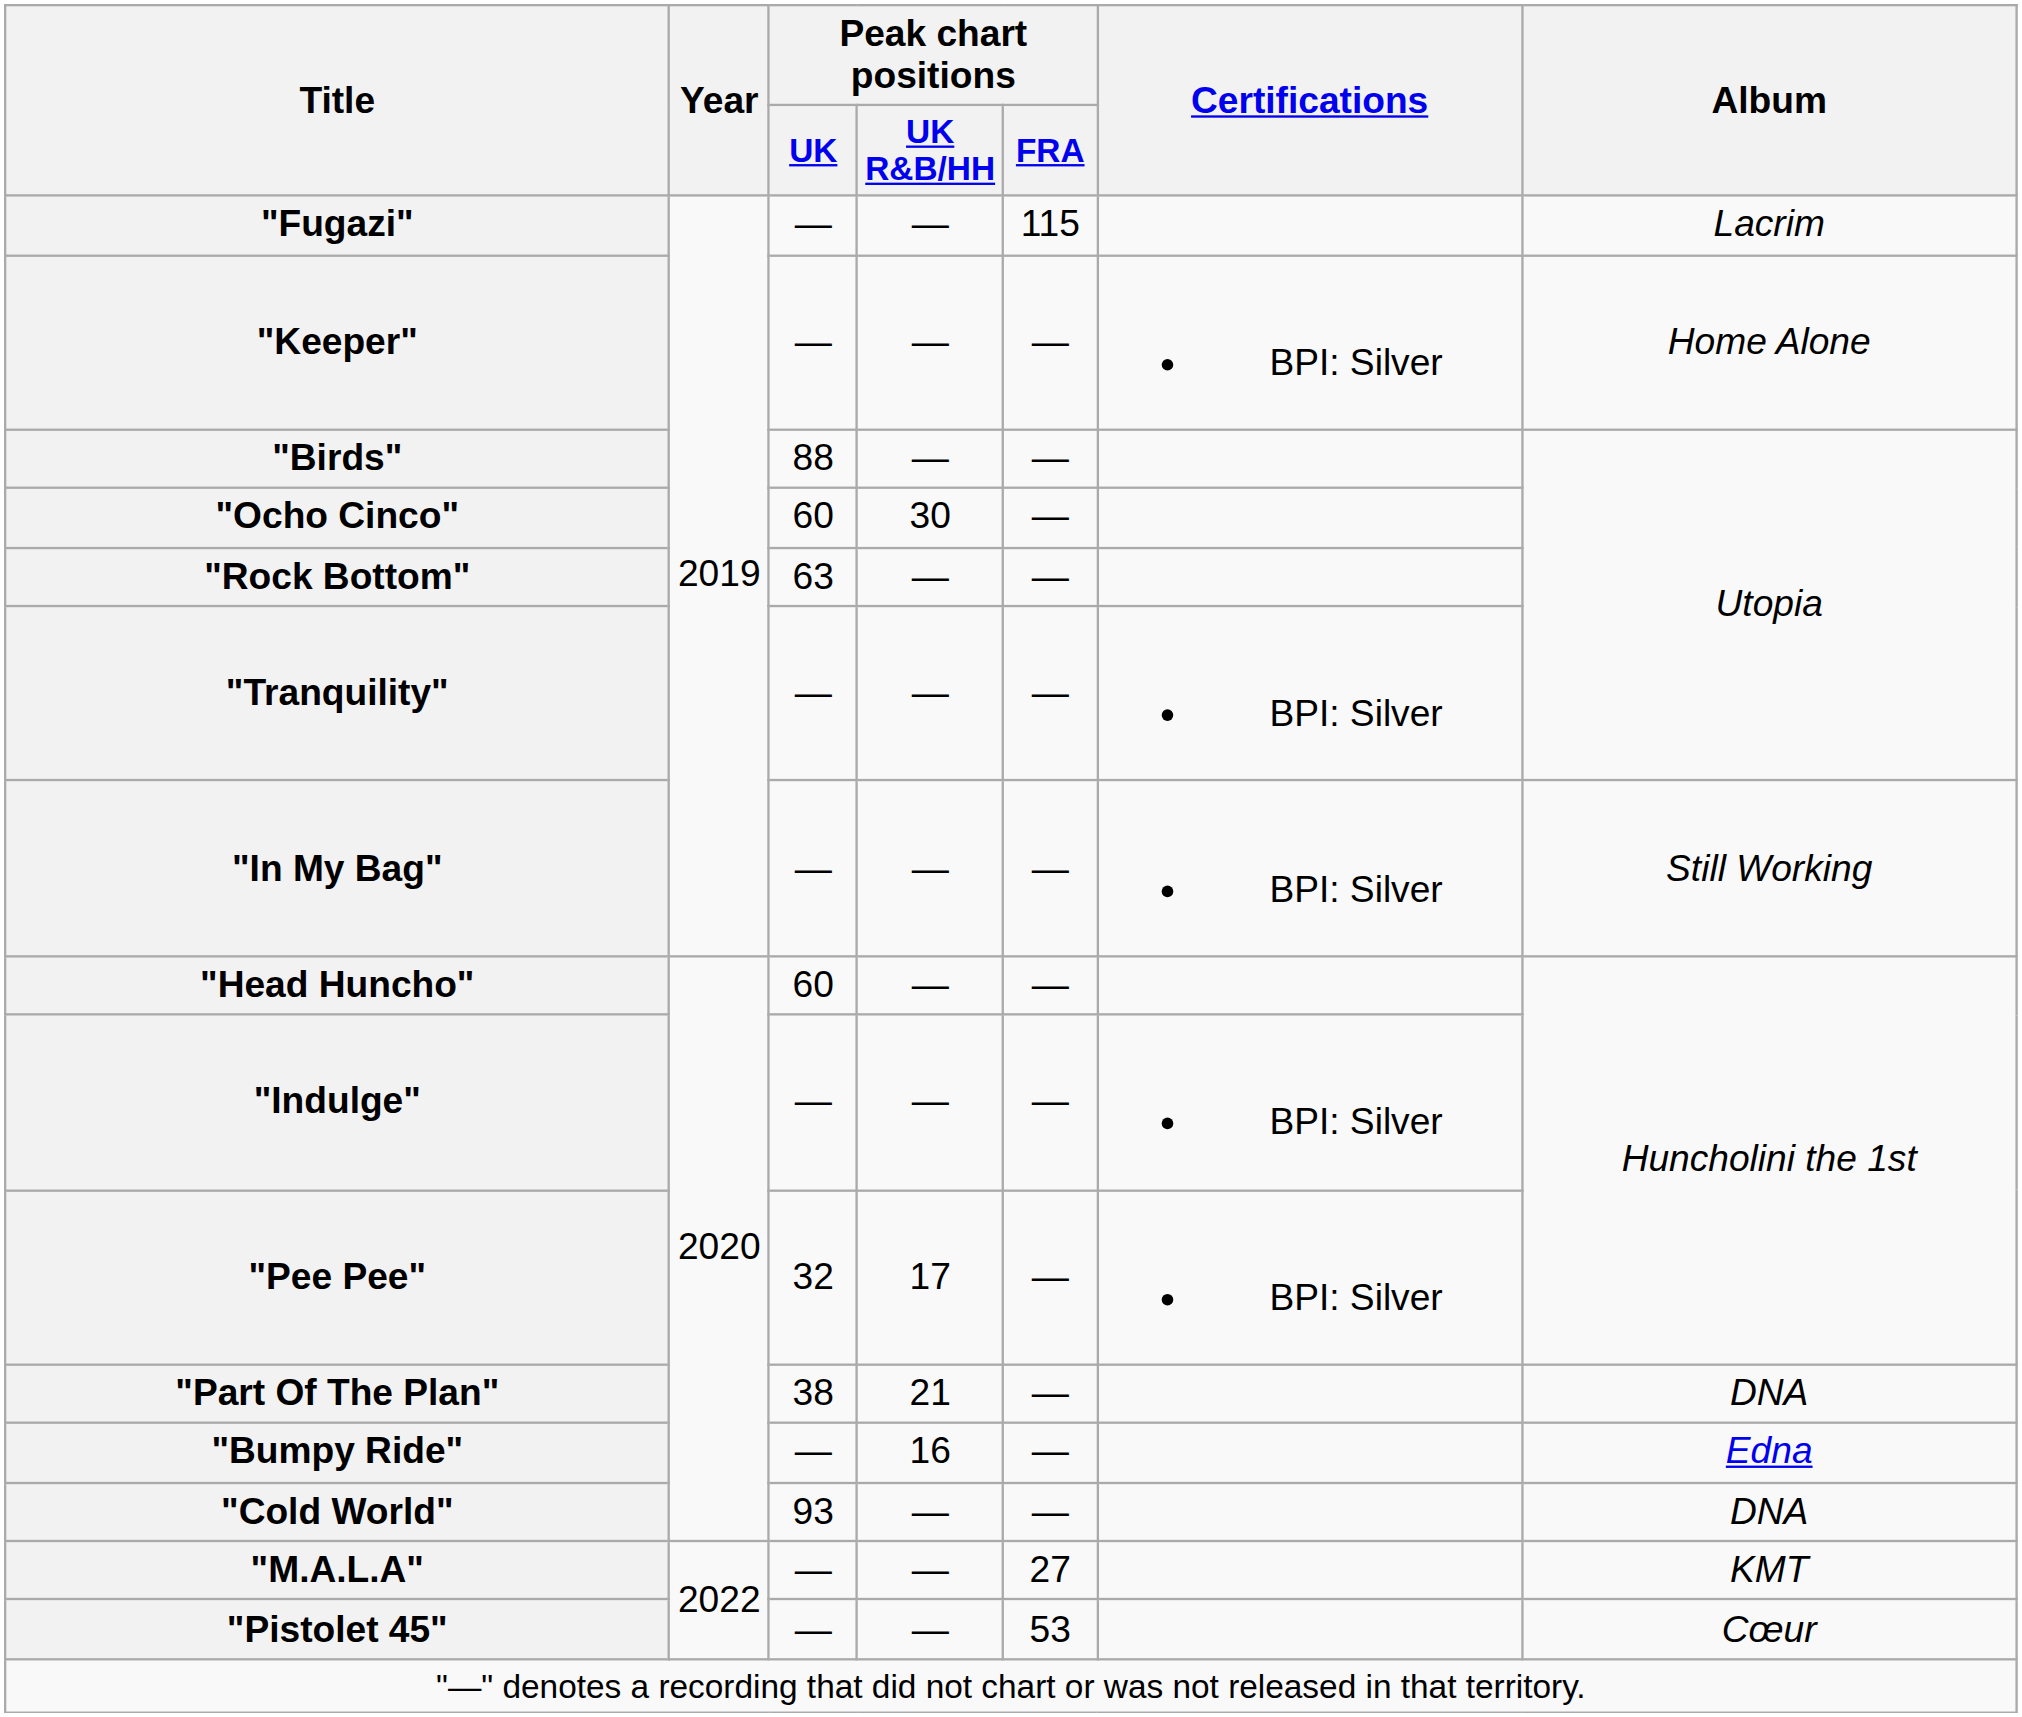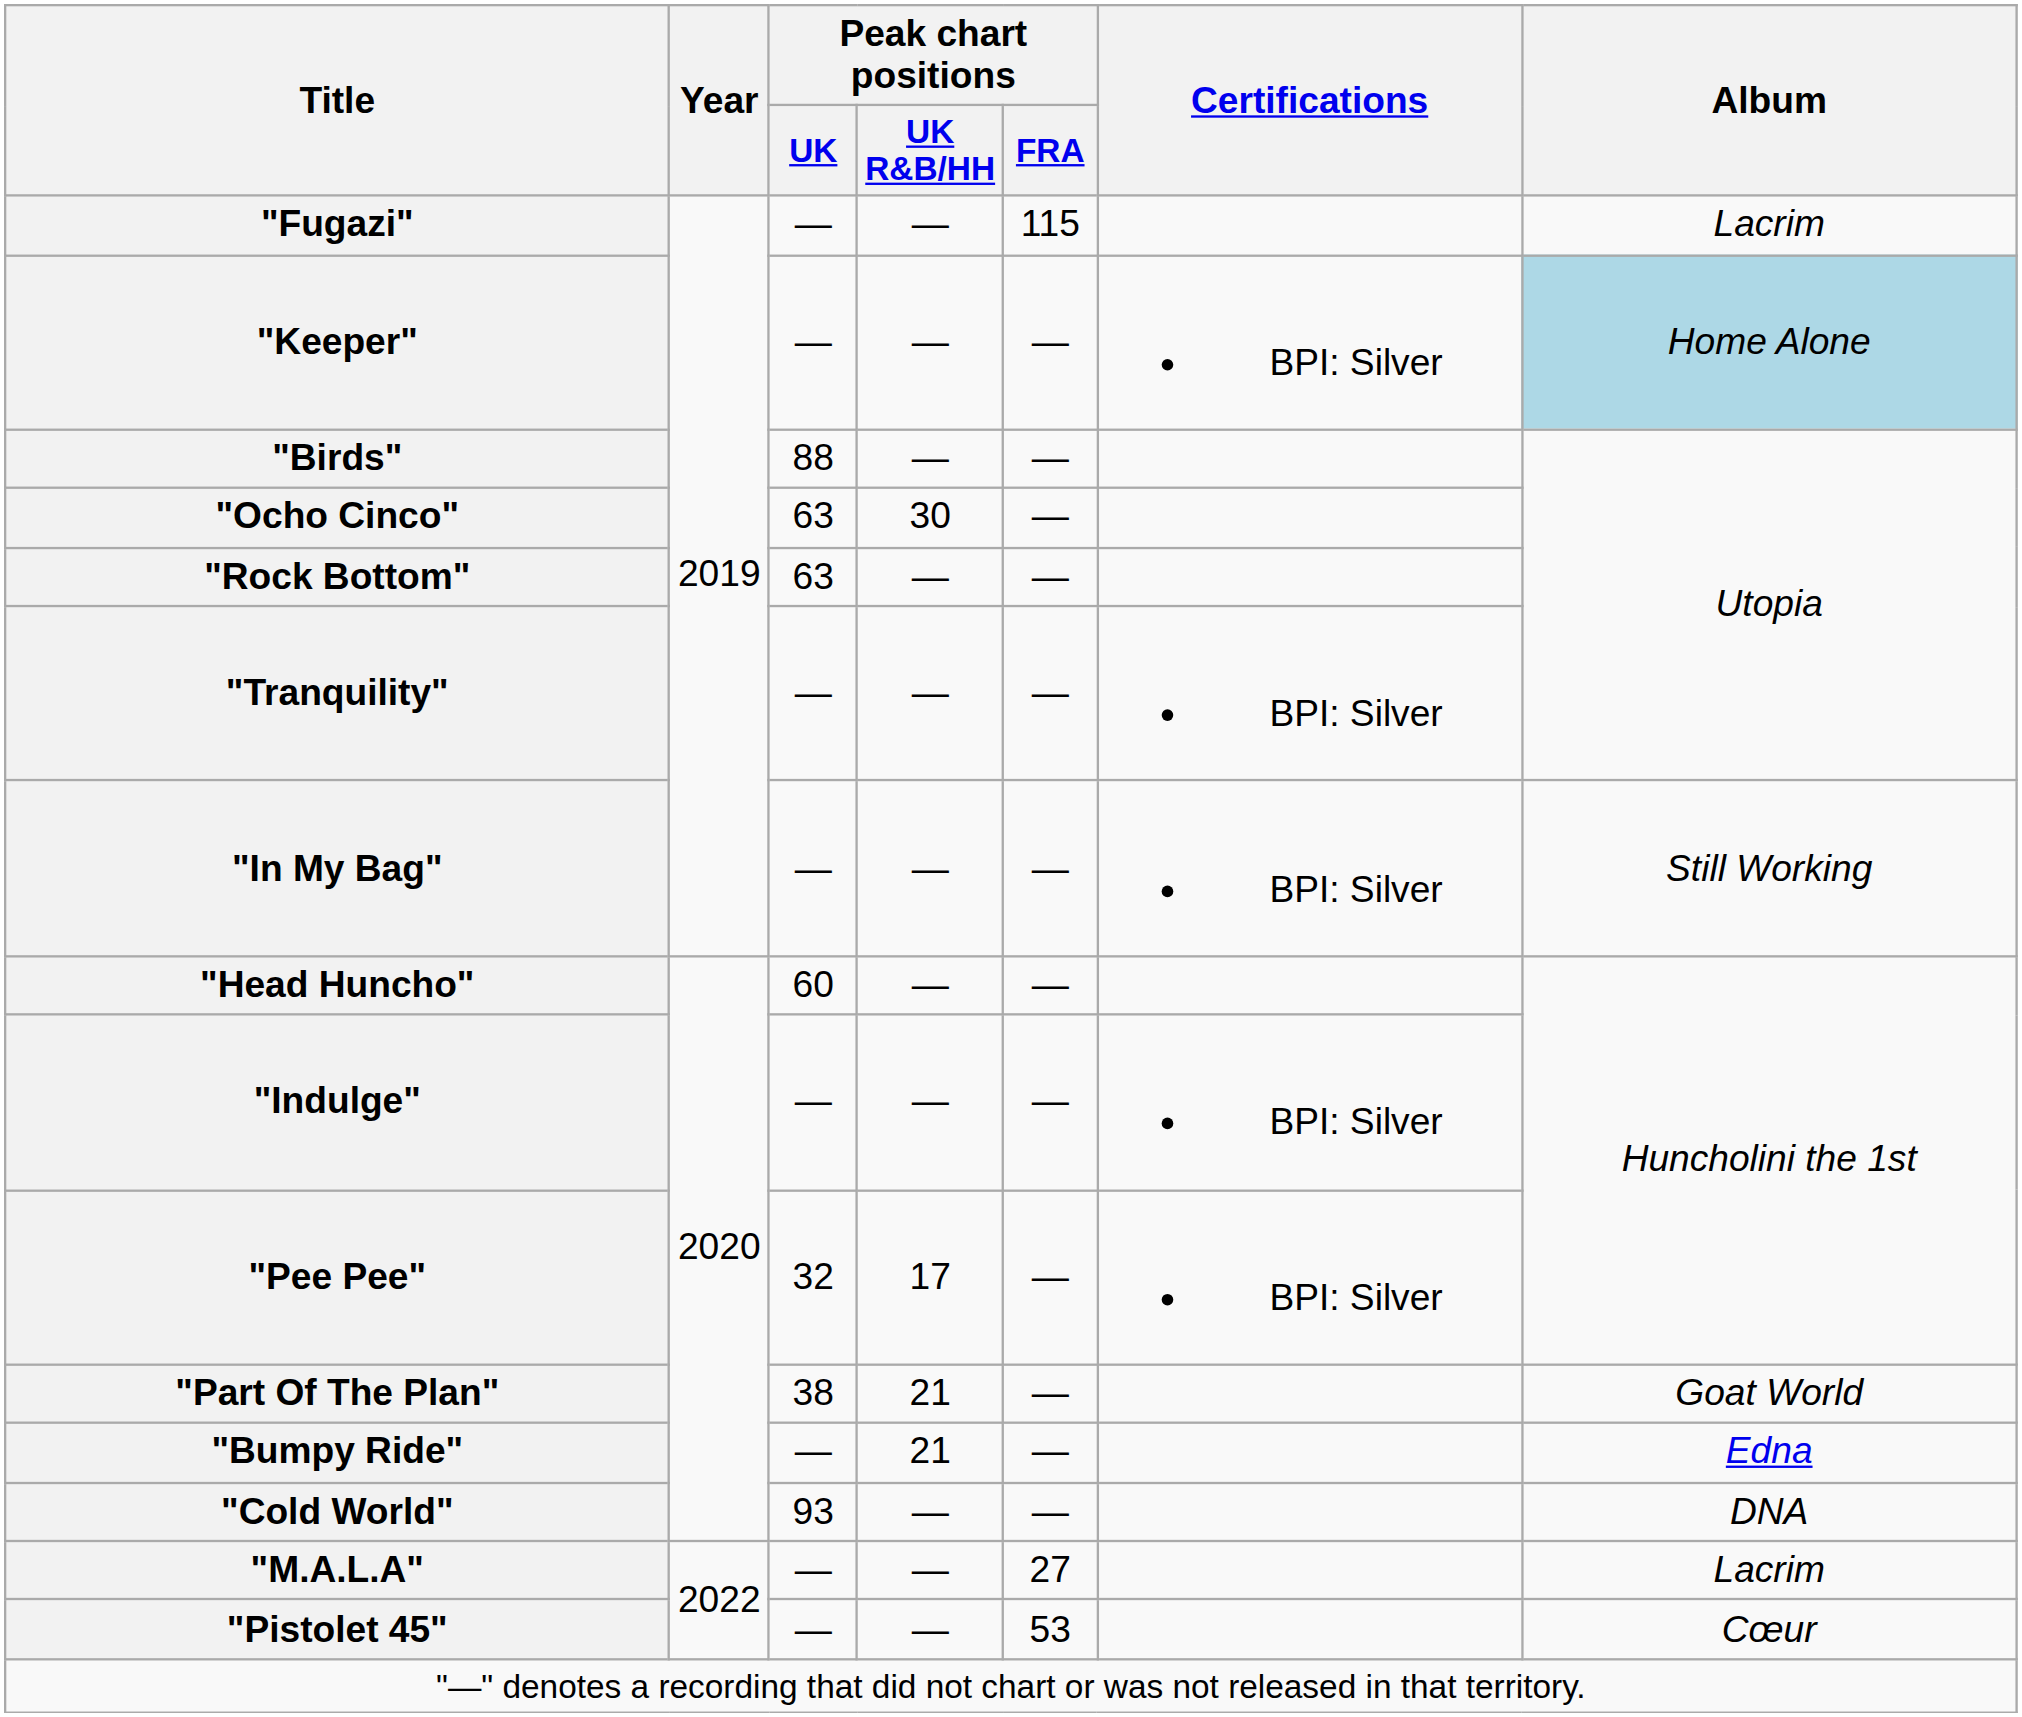(1769, 341) no background -> (1769, 341) lightblue background
(813, 517) 60 -> (813, 517) 63
(1769, 1393) DNA -> (1769, 1393) Goat World
(930, 1452) 16 -> (930, 1452) 21
(1769, 1569) KMT -> (1769, 1569) Lacrim
